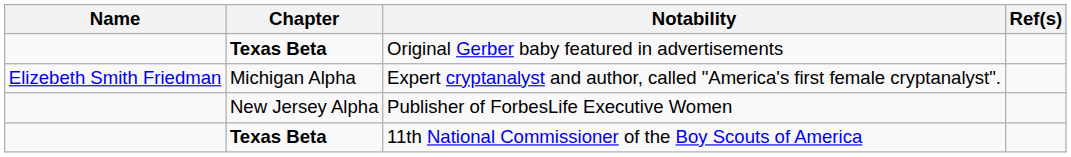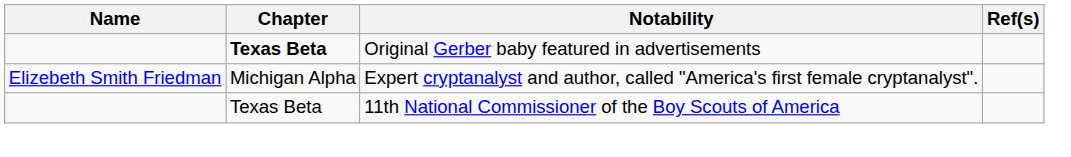- row: (560, 107)
(278, 136) bold -> (276, 107) normal
